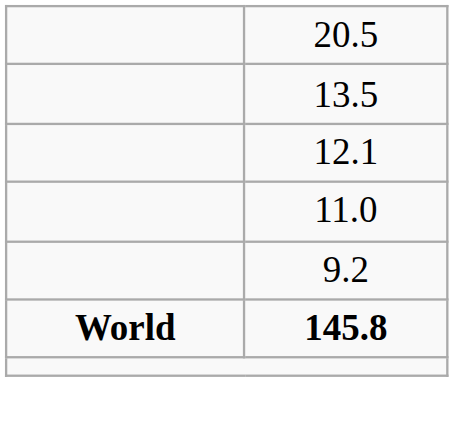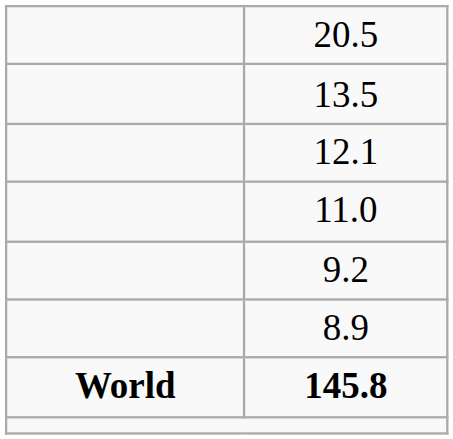+ row: (346, 327)
